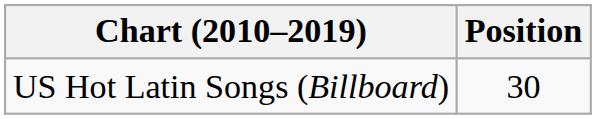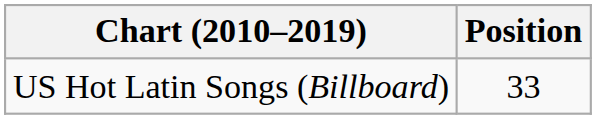(523, 85) 30 -> (523, 85) 33
